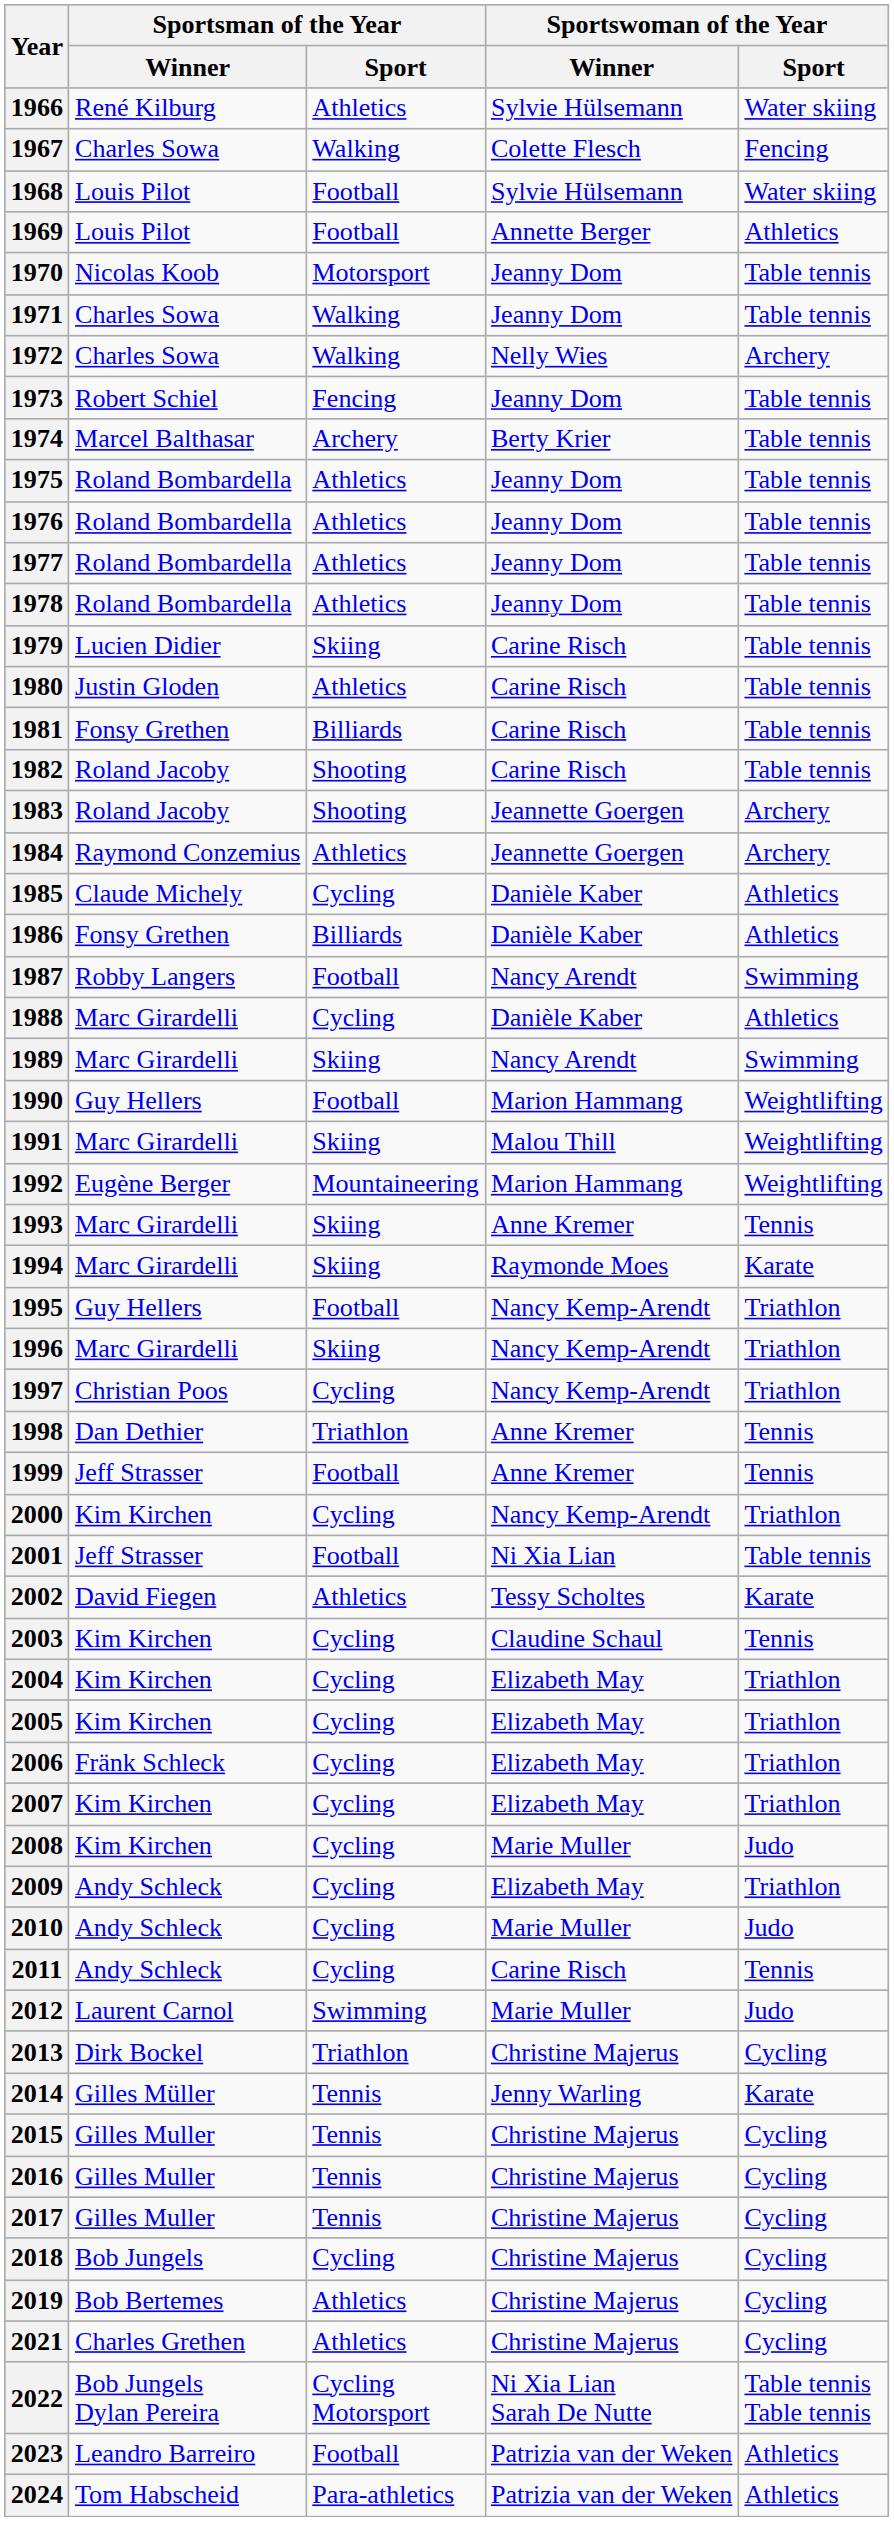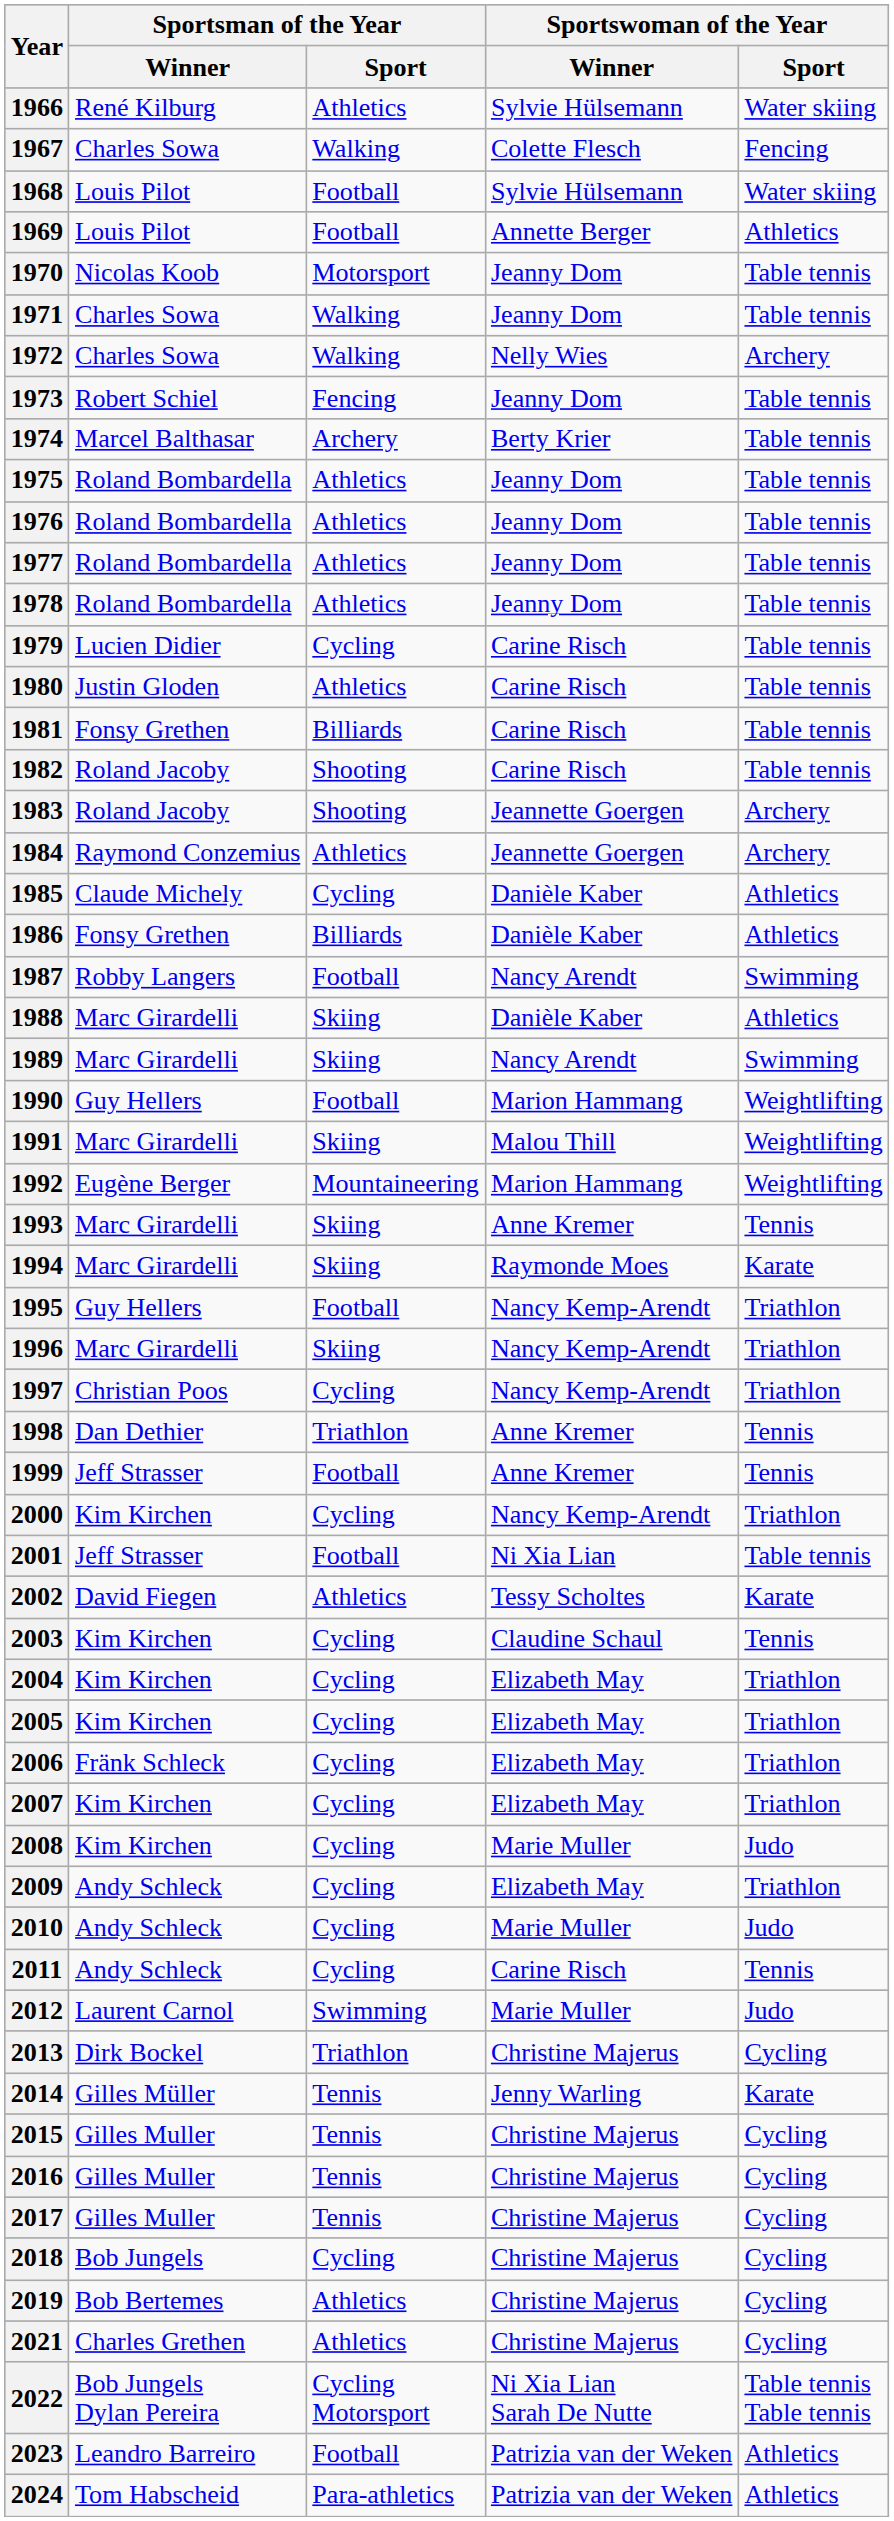(346, 645) Skiing -> (354, 645) Cycling
(354, 1017) Cycling -> (346, 1017) Skiing
